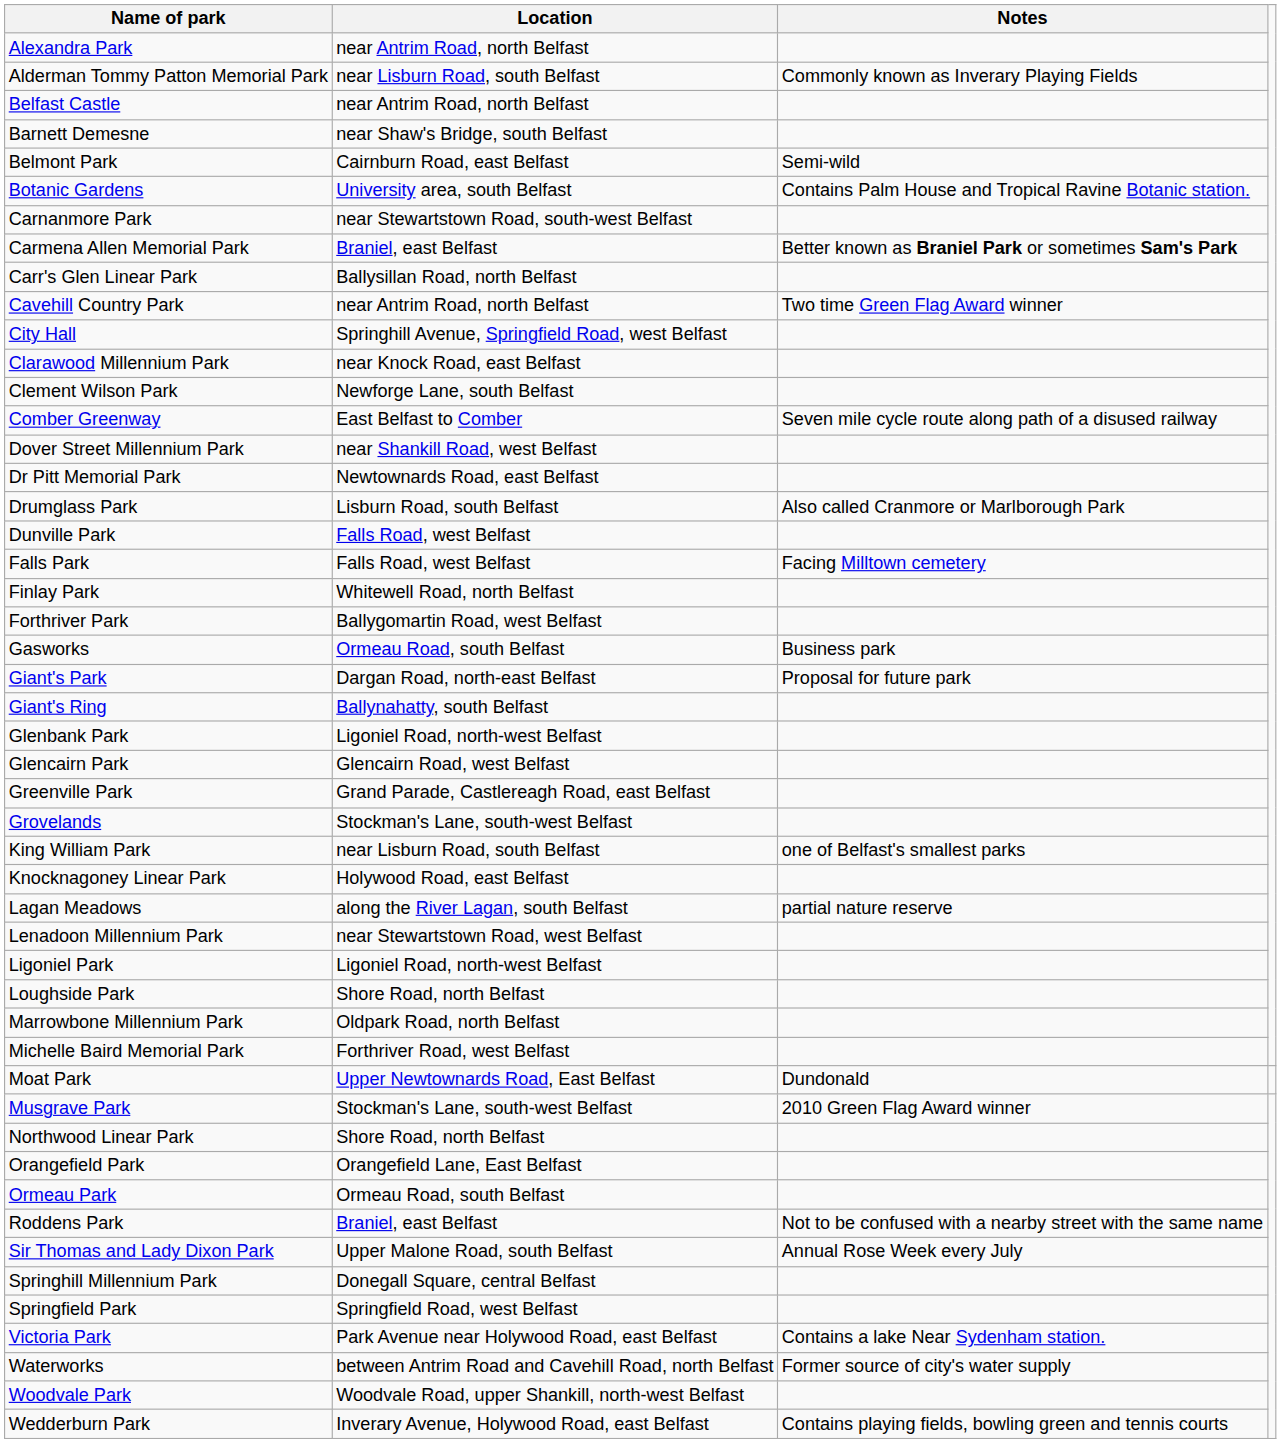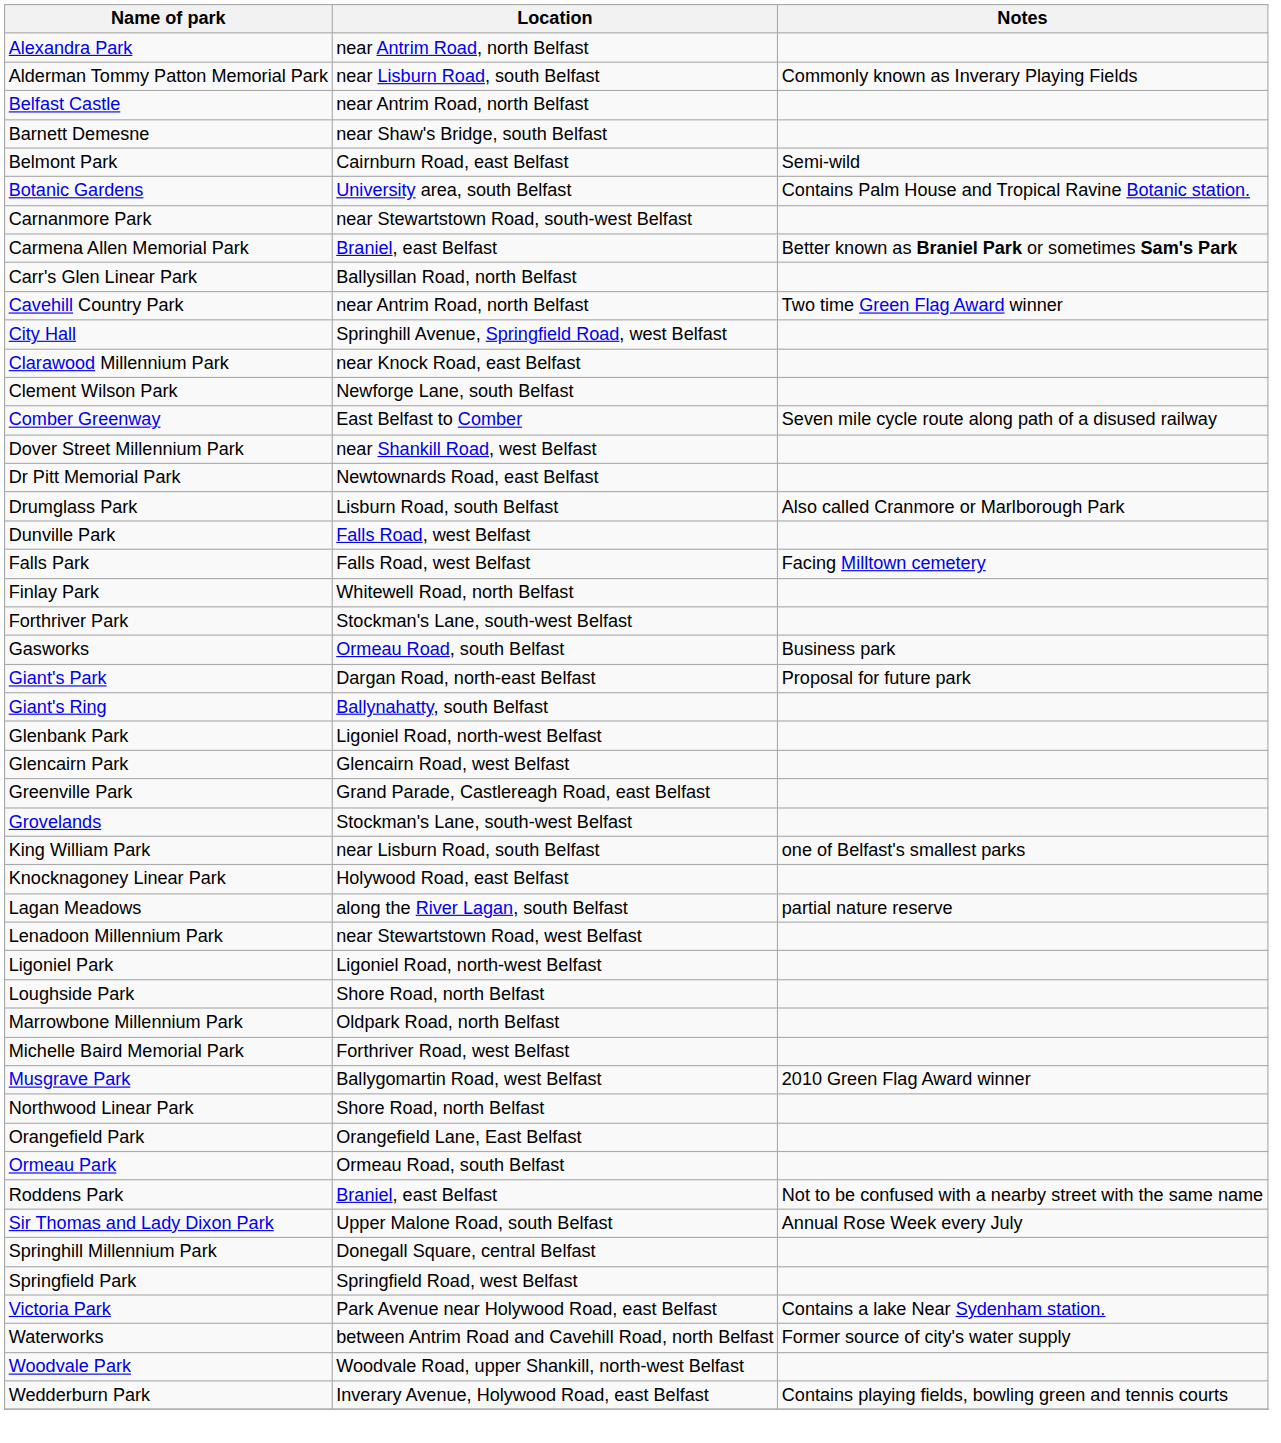(469, 620) Ballygomartin Road, west Belfast -> (484, 620) Stockman's Lane, south-west Belfast
- row: (50, 1079)
(484, 1108) Stockman's Lane, south-west Belfast -> (469, 1079) Ballygomartin Road, west Belfast
